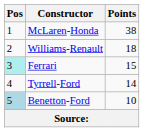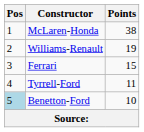(131, 48) 18 -> (131, 48) 19
(9, 66) paleturquoise background -> (9, 66) no background
(131, 83) 14 -> (131, 83) 11
